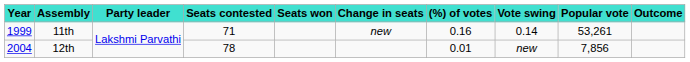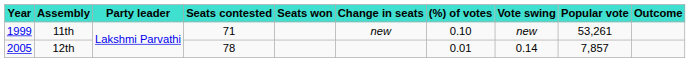(461, 31) 0.16 -> (461, 31) 0.10
(527, 31) 0.14 -> (527, 31) new
(19, 48) 2004 -> (19, 48) 2005
(527, 48) new -> (527, 48) 0.14
(595, 48) 7,856 -> (595, 48) 7,857
